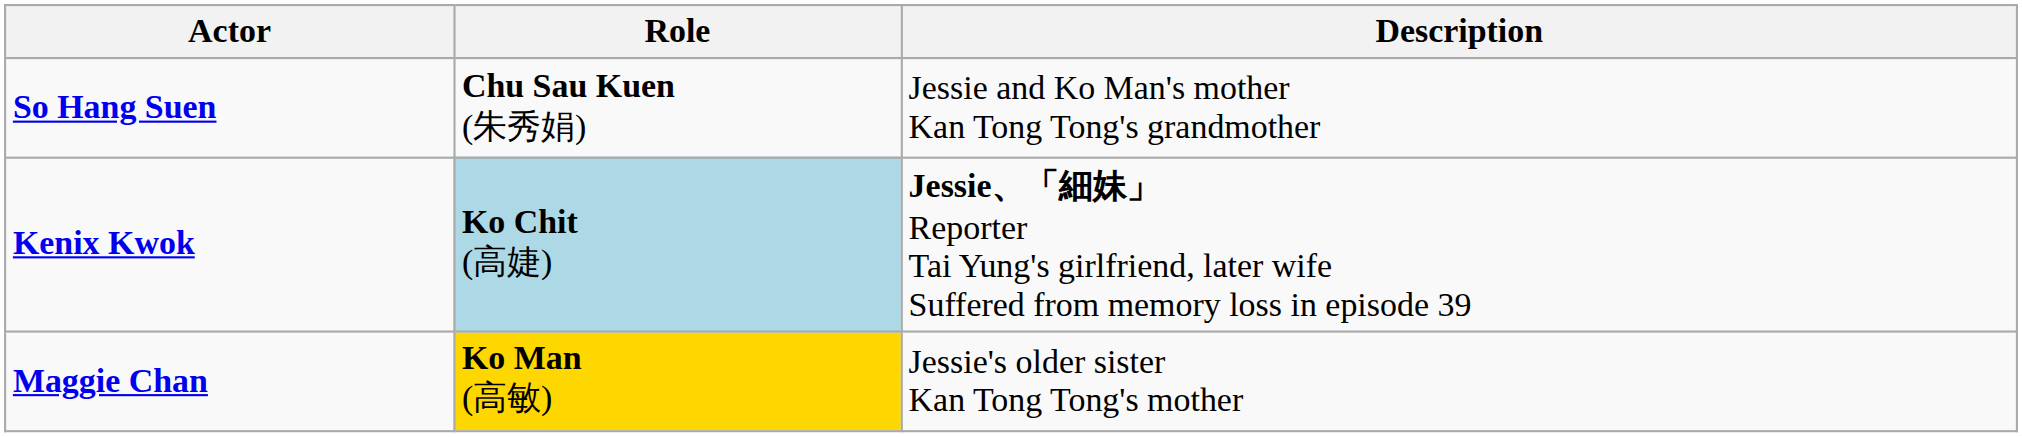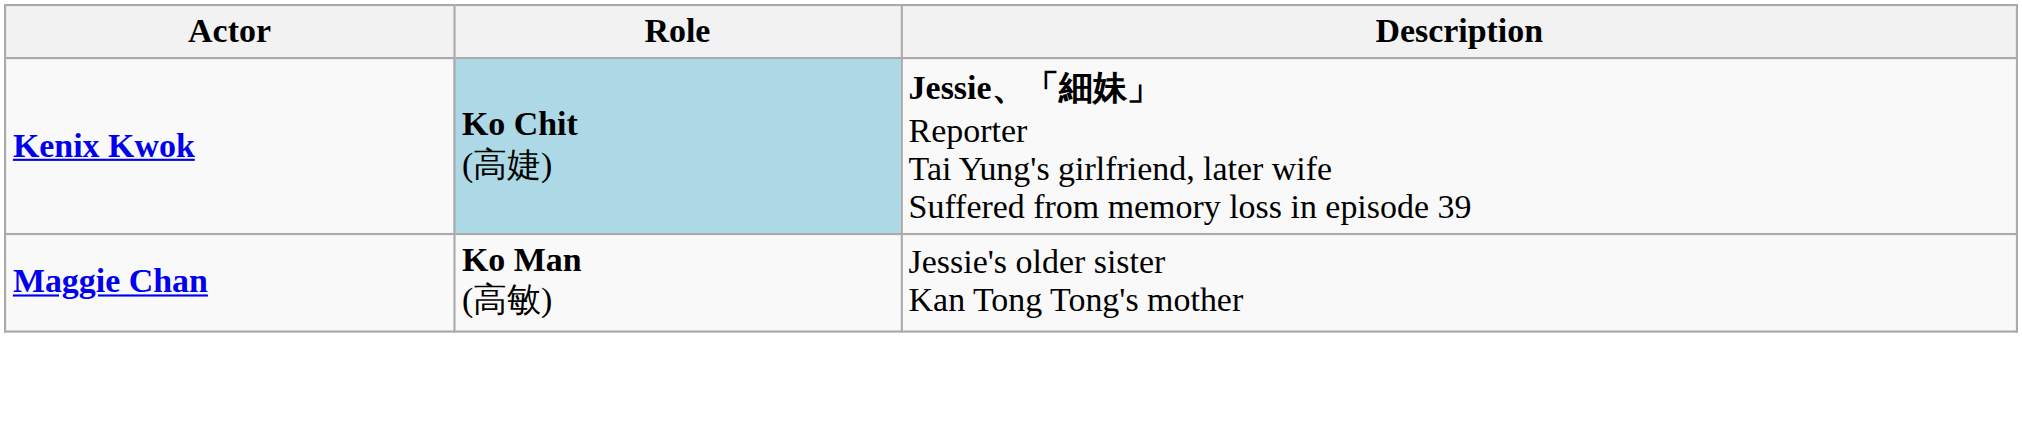- row: (115, 107)
(522, 378) gold background -> (522, 279) no background
